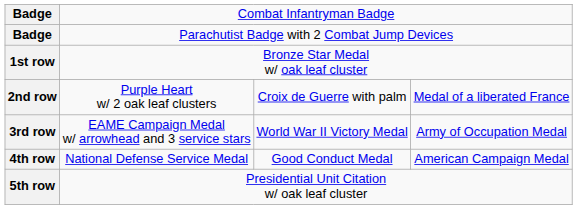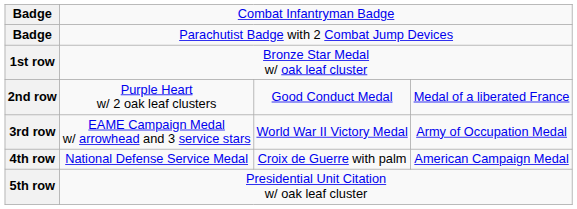(332, 97) Croix de Guerre with palm -> (332, 97) Good Conduct Medal
(332, 159) Good Conduct Medal -> (332, 159) Croix de Guerre with palm
